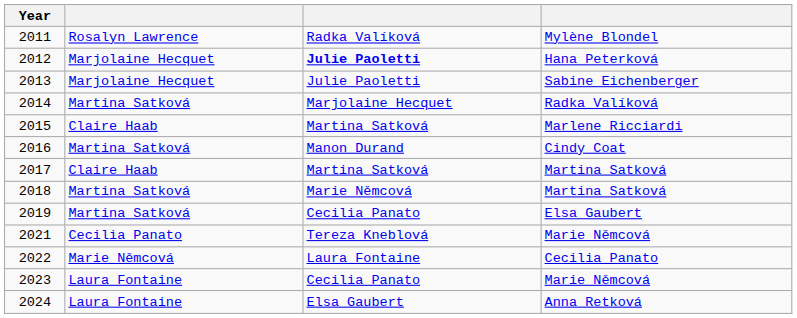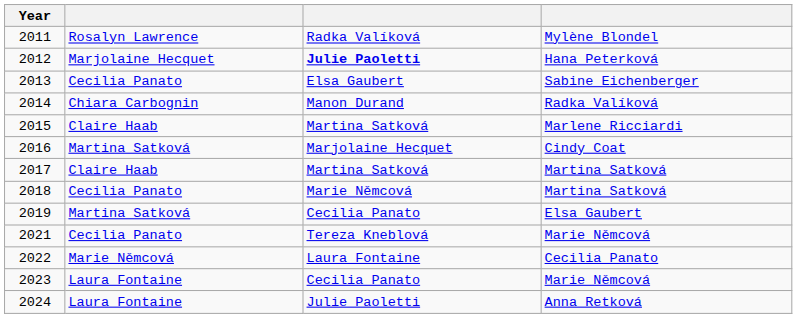(141, 82) Marjolaine Hecquet -> (125, 82) Cecilia Panato
(363, 82) Julie Paoletti -> (355, 82) Elsa Gaubert
(129, 104) Martina Satková -> (133, 104) Chiara Carbognin
(380, 104) Marjolaine Hecquet -> (355, 104) Manon Durand
(355, 148) Manon Durand -> (380, 148) Marjolaine Hecquet
(129, 192) Martina Satková -> (125, 192) Cecilia Panato
(355, 302) Elsa Gaubert -> (363, 302) Julie Paoletti
